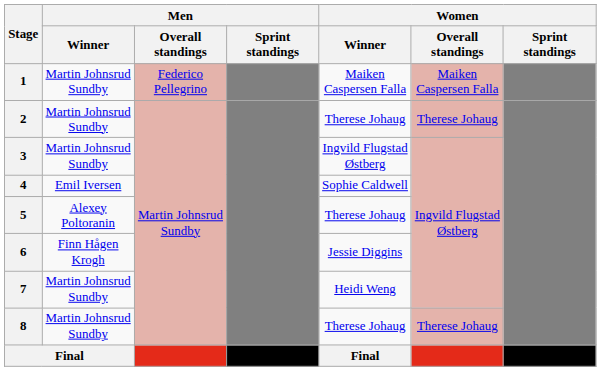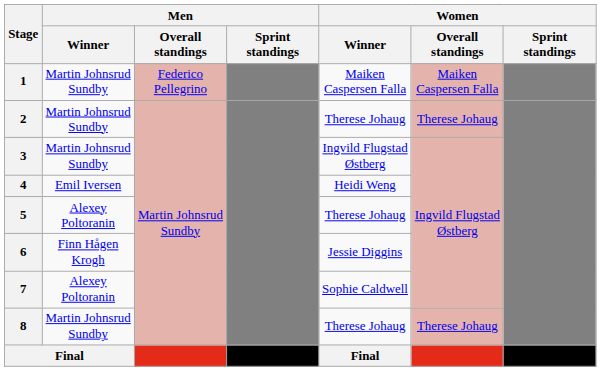(365, 185) Sophie Caldwell -> (365, 185) Heidi Weng
(88, 289) Martin Johnsrud Sundby -> (88, 289) Alexey Poltoranin
(365, 289) Heidi Weng -> (365, 289) Sophie Caldwell
